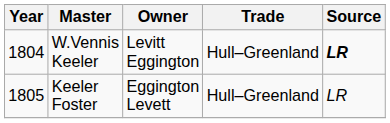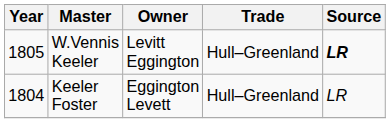(26, 52) 1804 -> (26, 52) 1805
(26, 95) 1805 -> (26, 95) 1804
